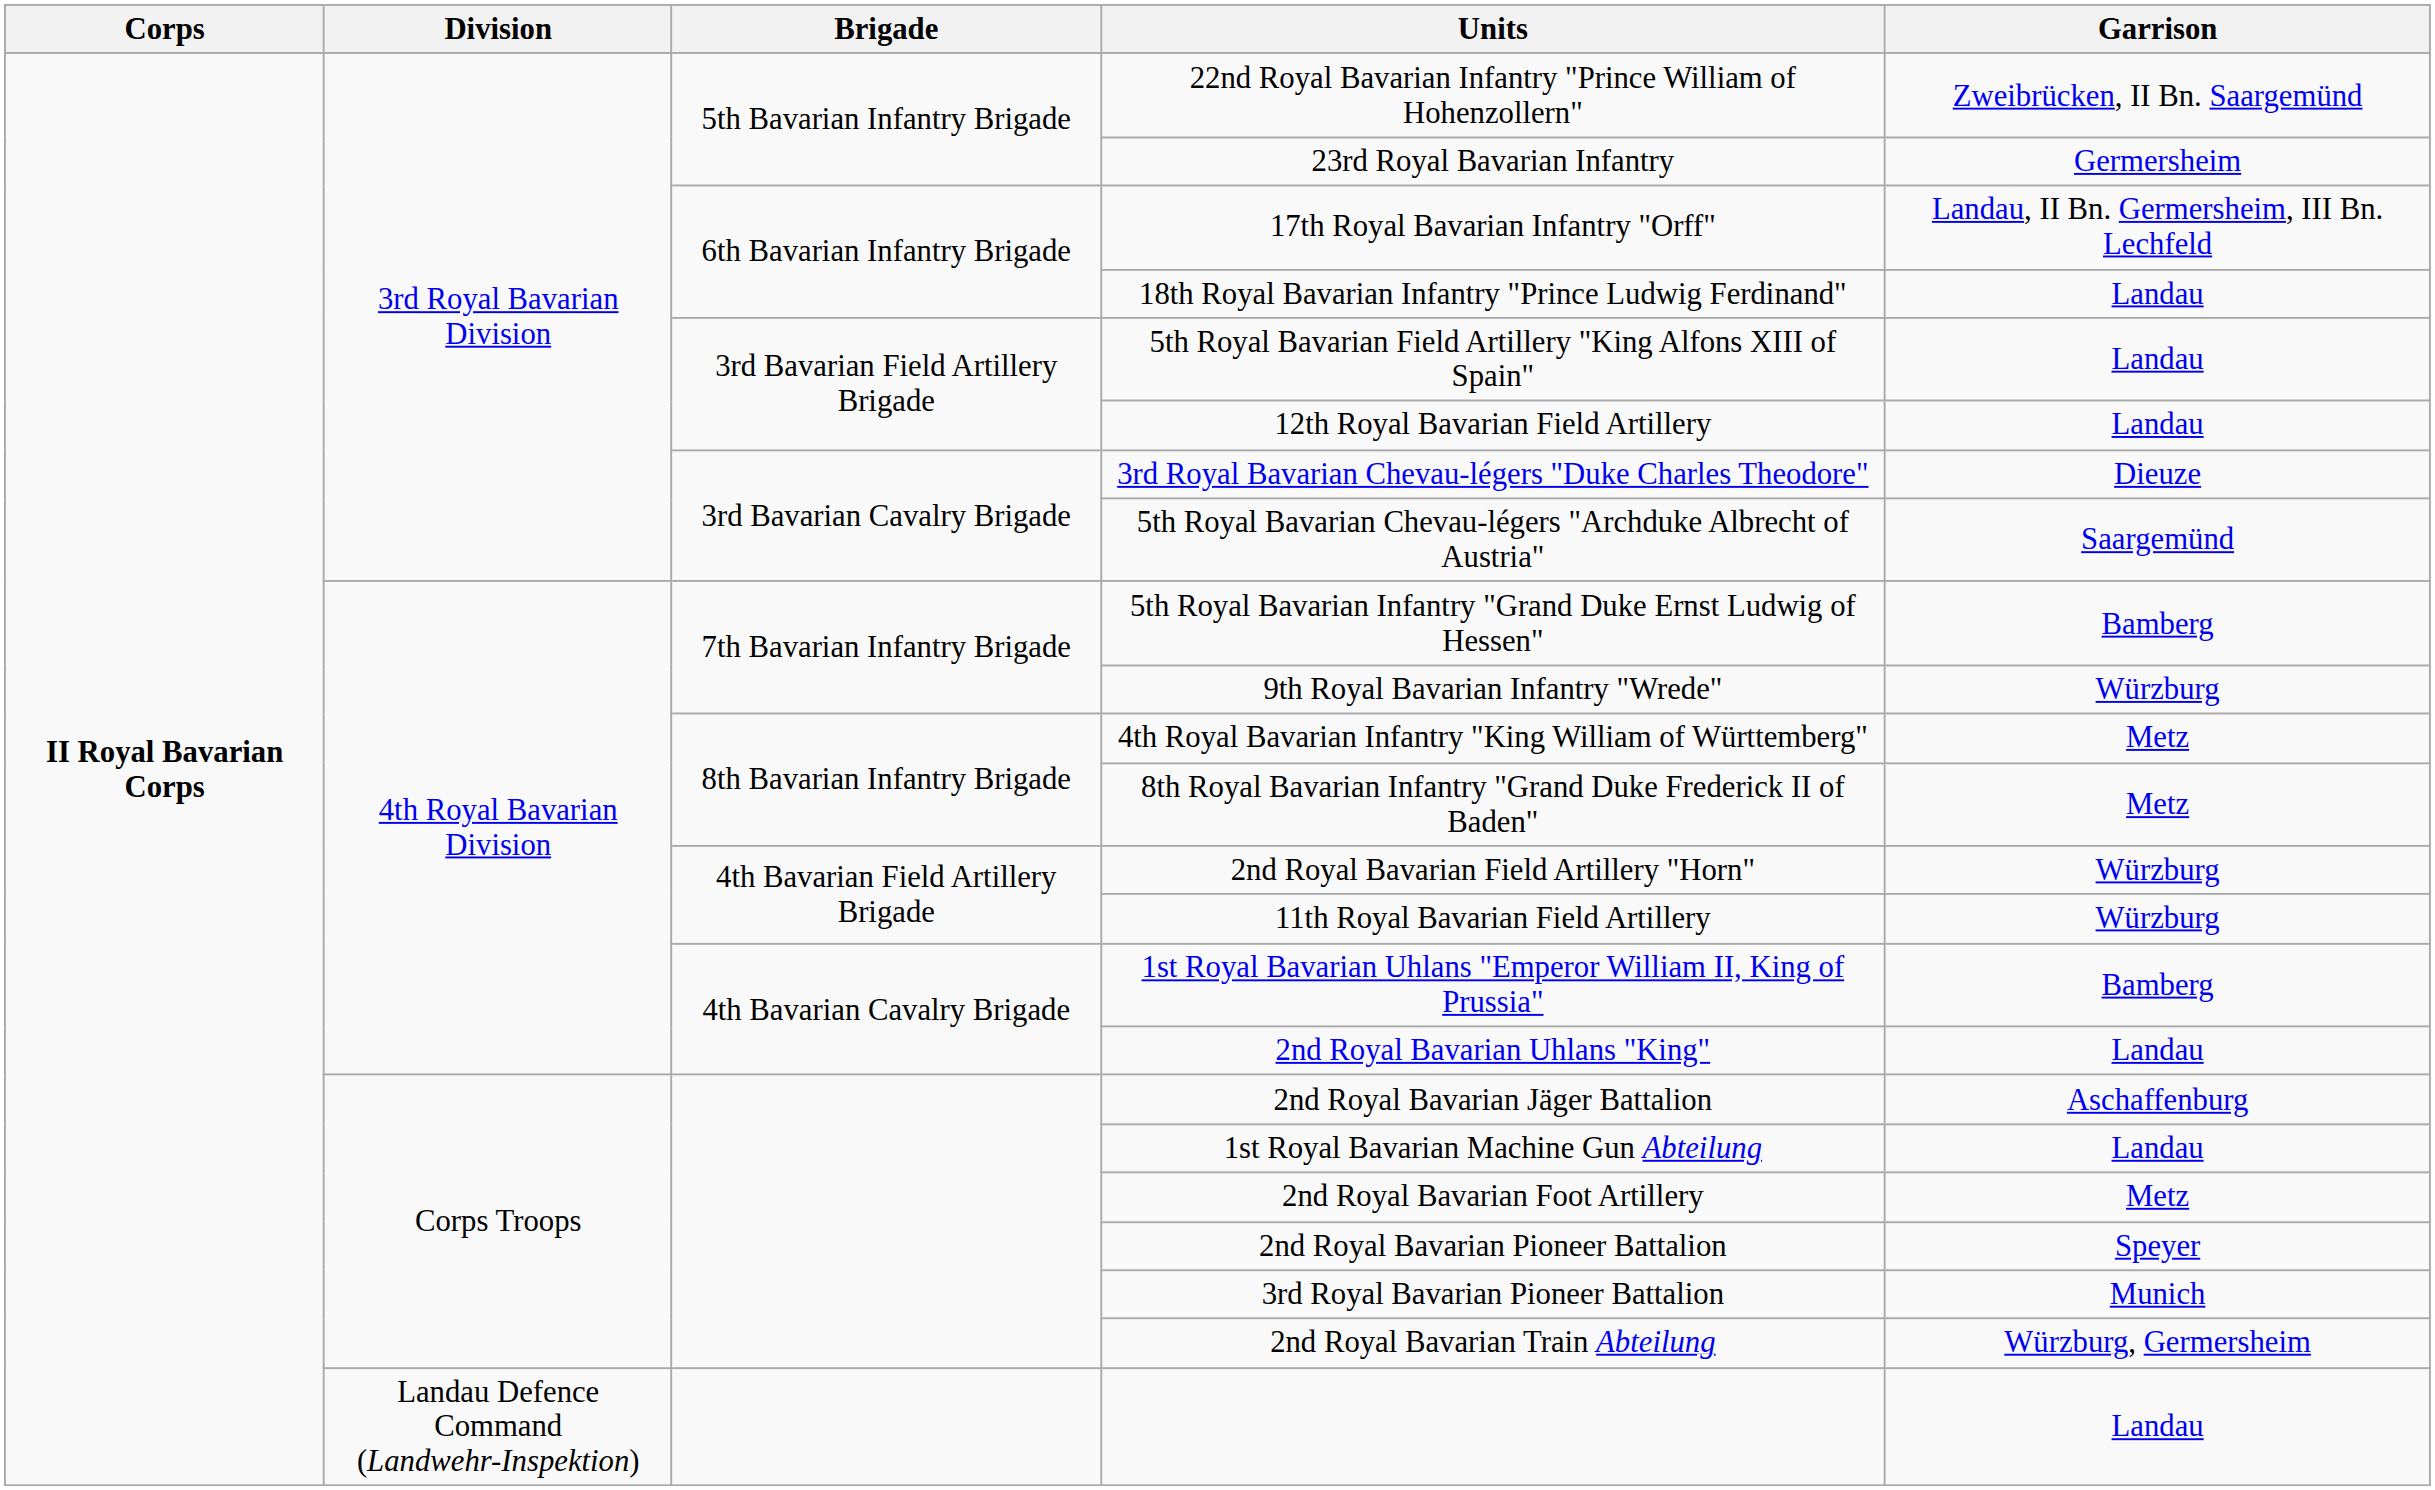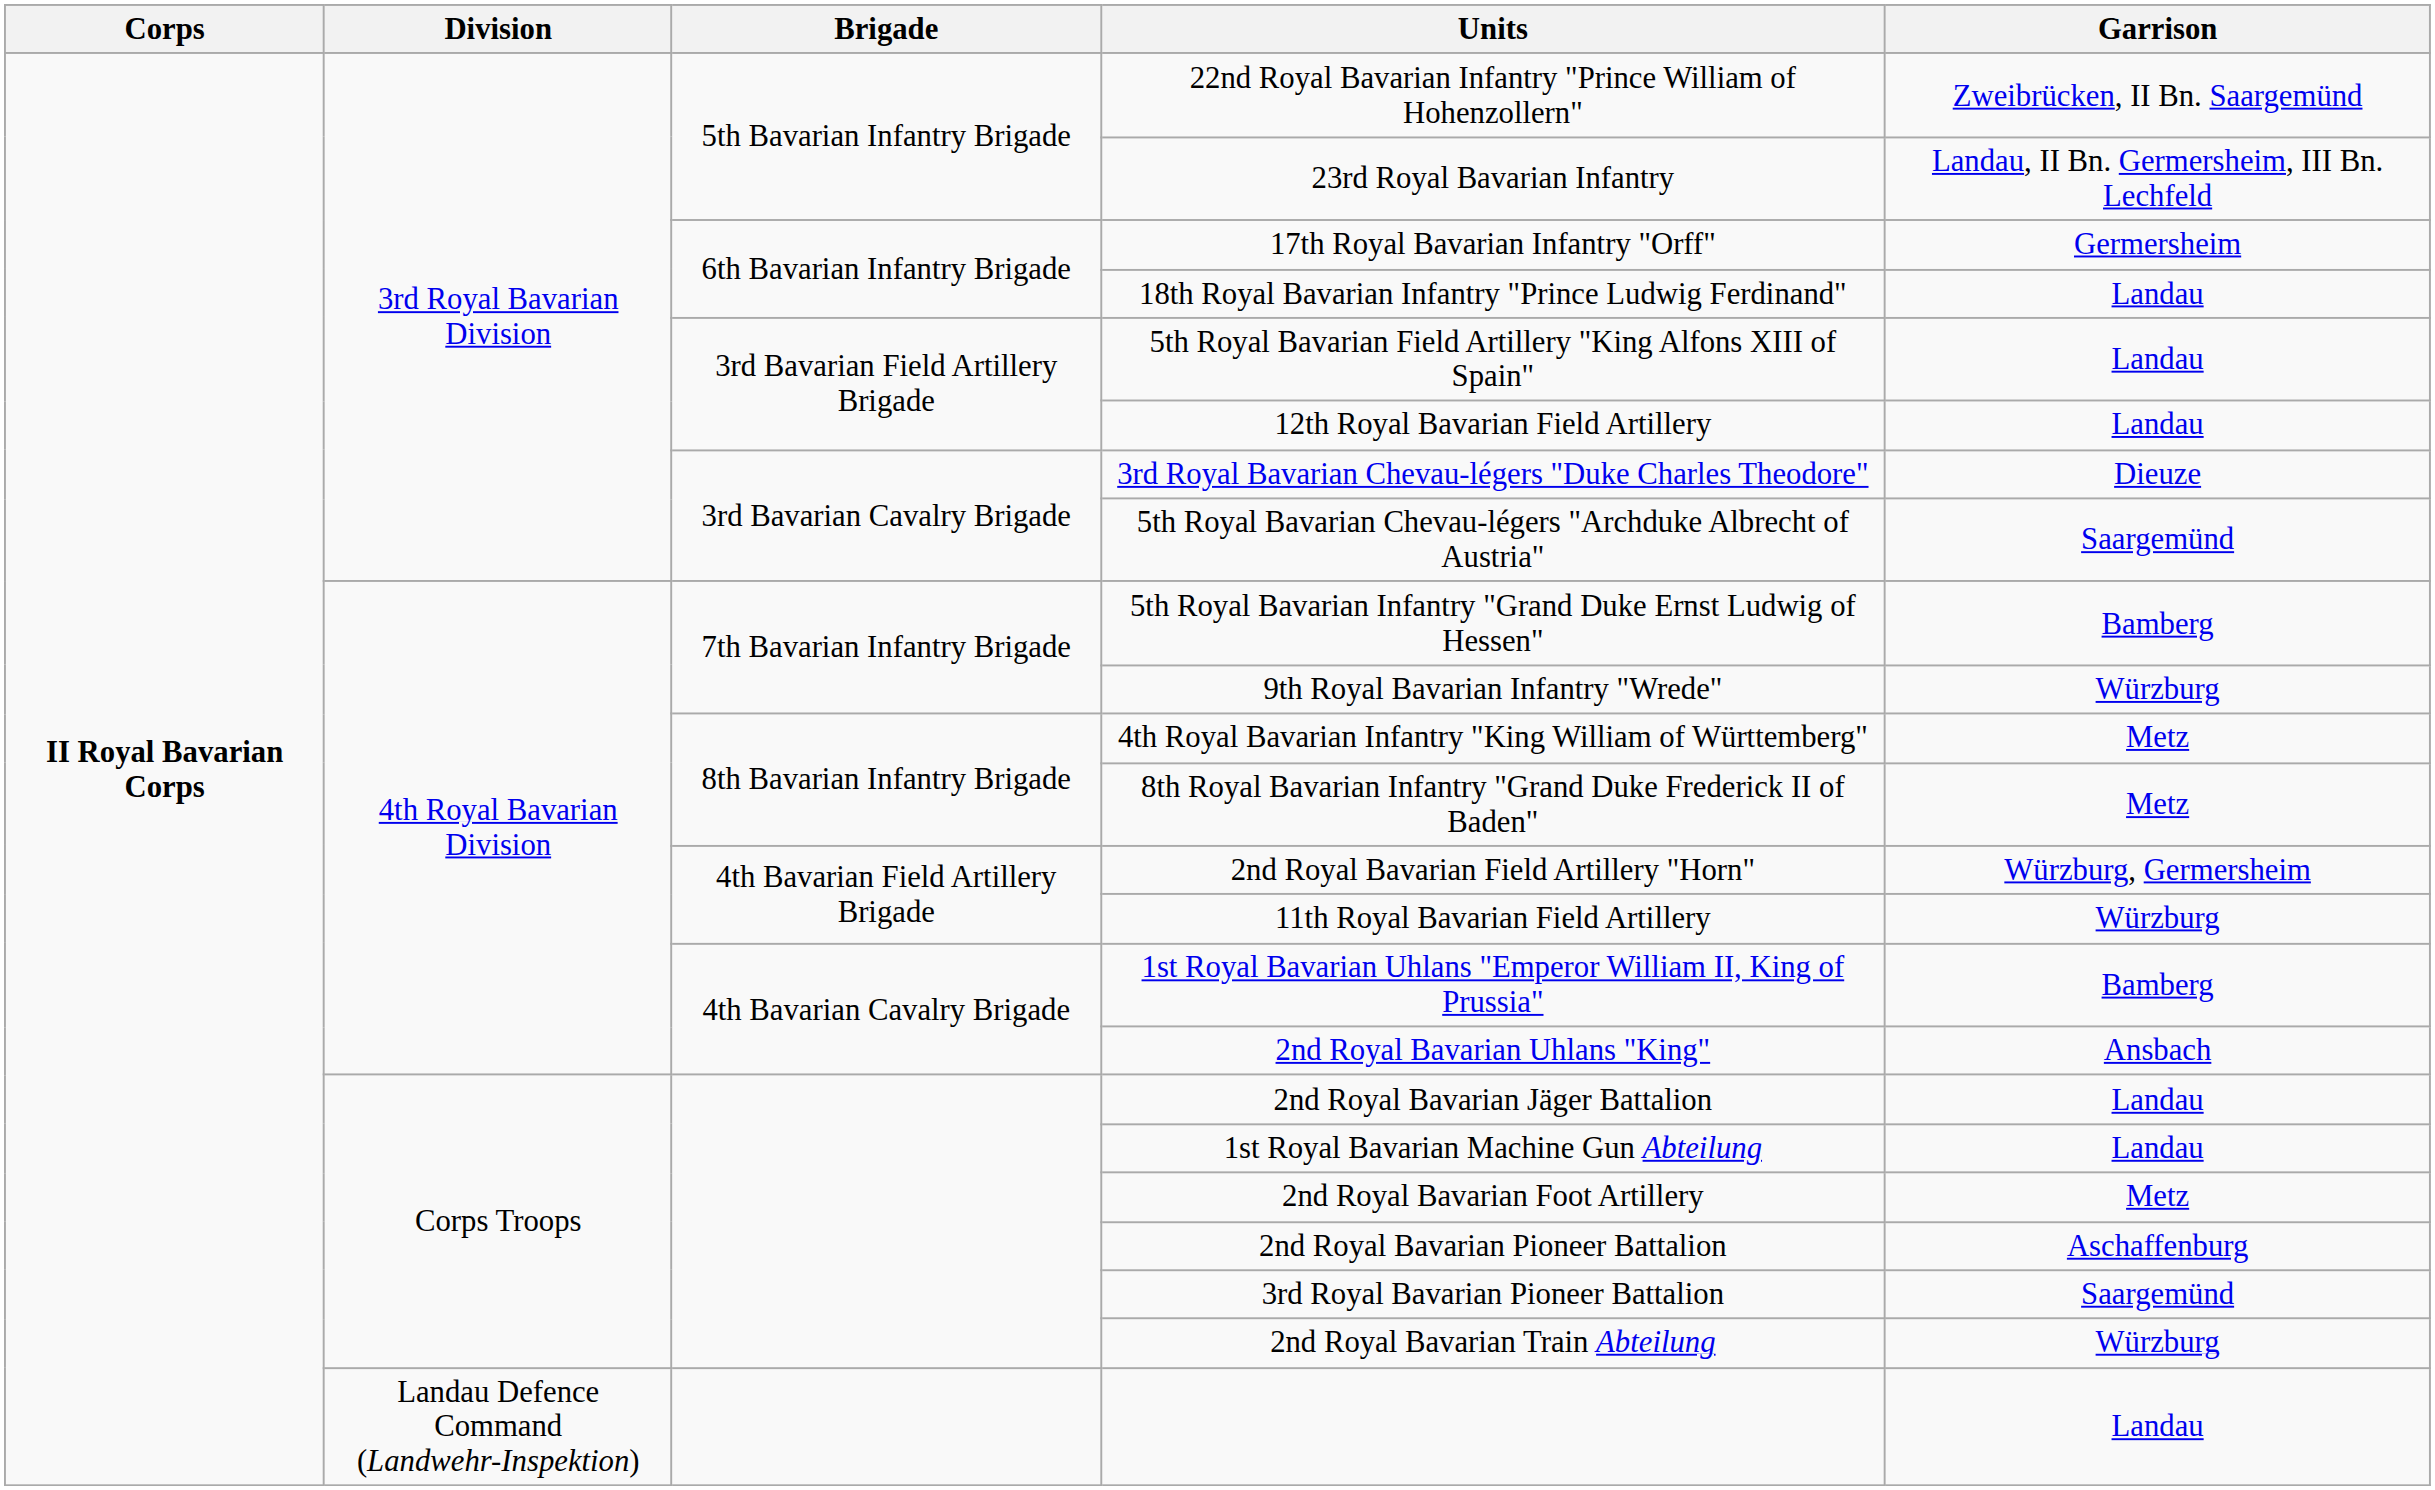(2158, 160) Germersheim -> (2158, 178) Landau, II Bn. Germersheim, III Bn. Lechfeld
(2158, 226) Landau, II Bn. Germersheim, III Bn. Lechfeld -> (2158, 244) Germersheim
(2158, 869) Würzburg -> (2158, 869) Würzburg, Germersheim
(2158, 1050) Landau -> (2158, 1050) Ansbach
(2158, 1099) Aschaffenburg -> (2158, 1099) Landau
(2158, 1245) Speyer -> (2158, 1245) Aschaffenburg
(2158, 1293) Munich -> (2158, 1293) Saargemünd
(2158, 1342) Würzburg, Germersheim -> (2158, 1342) Würzburg
